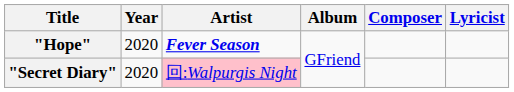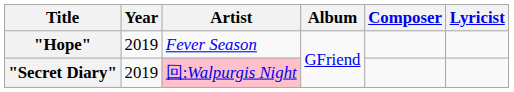(141, 44) 2020 -> (141, 44) 2019
(213, 44) bold -> (211, 44) normal
(141, 72) 2020 -> (141, 72) 2019
